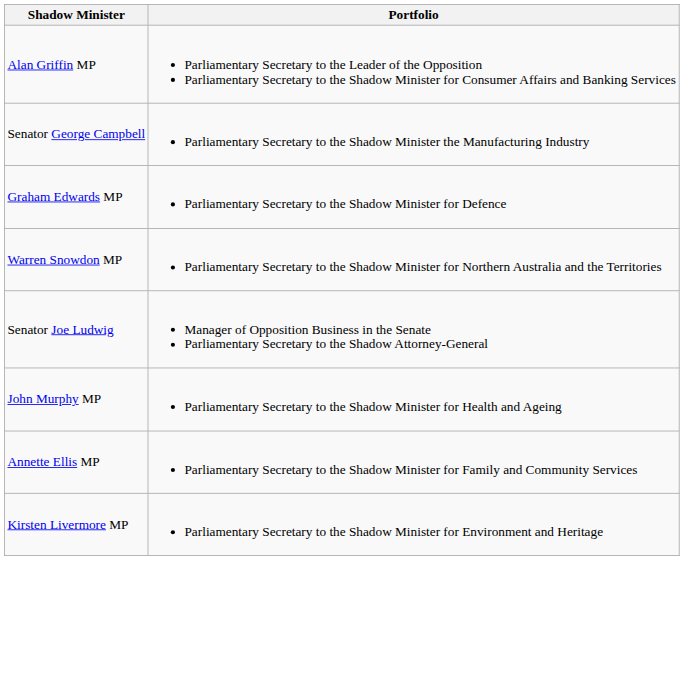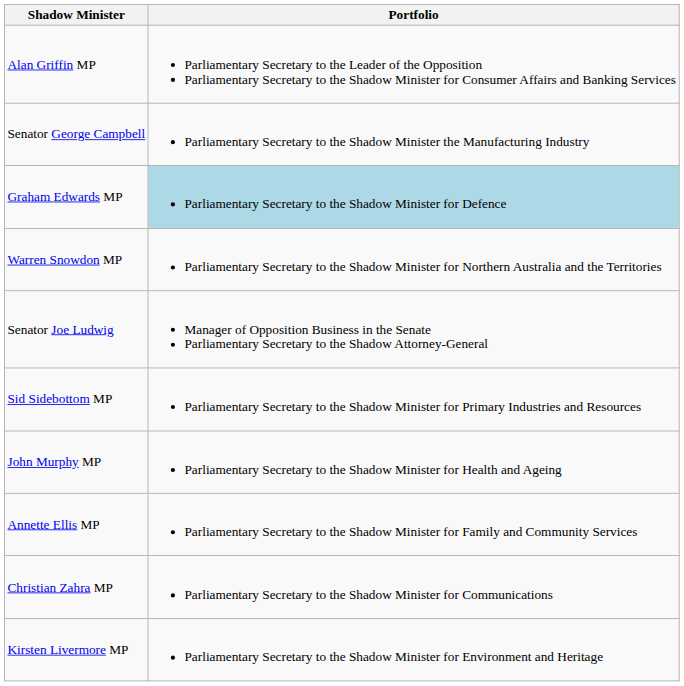(414, 204) no background -> (414, 204) lightblue background
+ row: (60, 399)
+ row: (60, 587)
